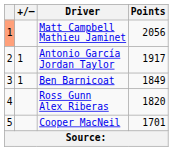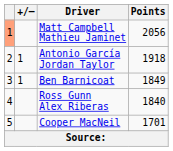(154, 60) 1917 -> (154, 60) 1918
(154, 102) 1820 -> (154, 102) 1840
